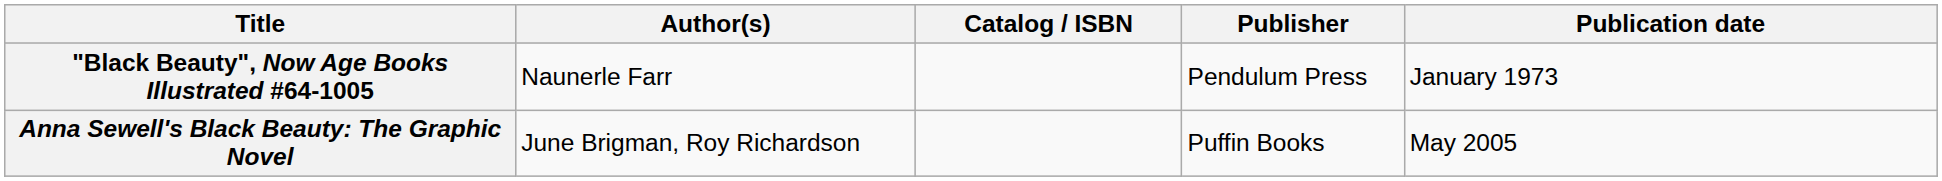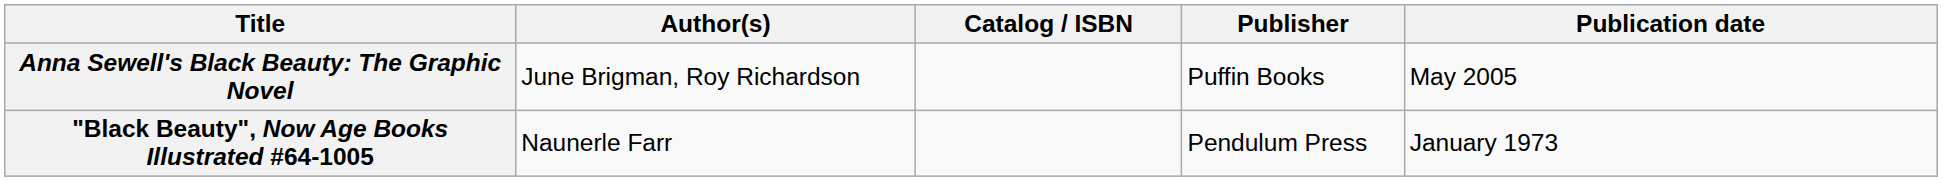rows swapped: (260, 76) <-> (260, 142)
